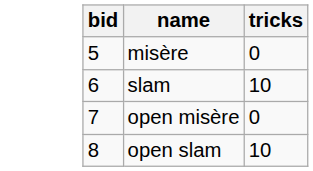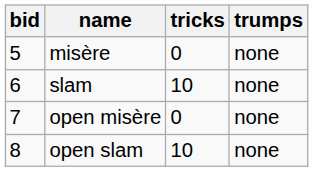+ column: (269, 20)
